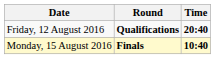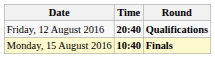columns swapped: (196, 12) <-> (148, 12)
